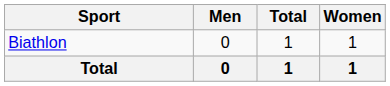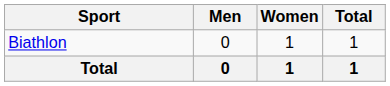columns swapped: (353, 17) <-> (288, 17)
